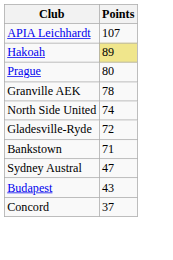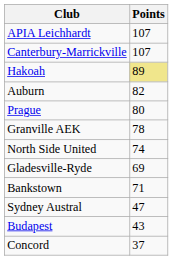+ row: (67, 52)
+ row: (26, 91)
(108, 129) 72 -> (138, 168) 69
